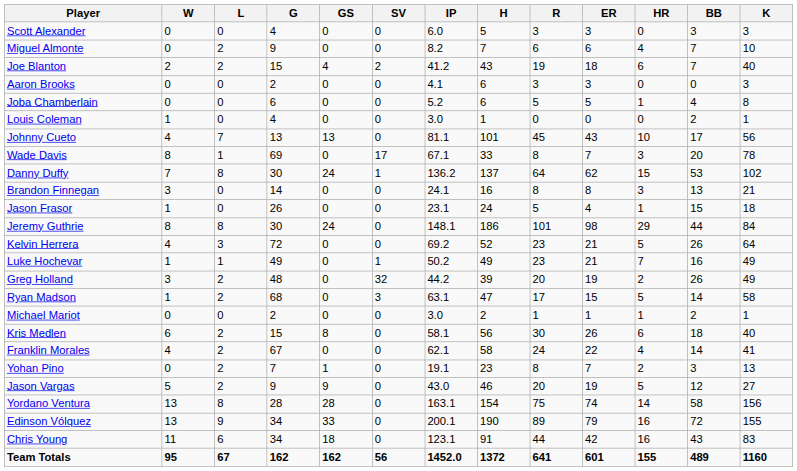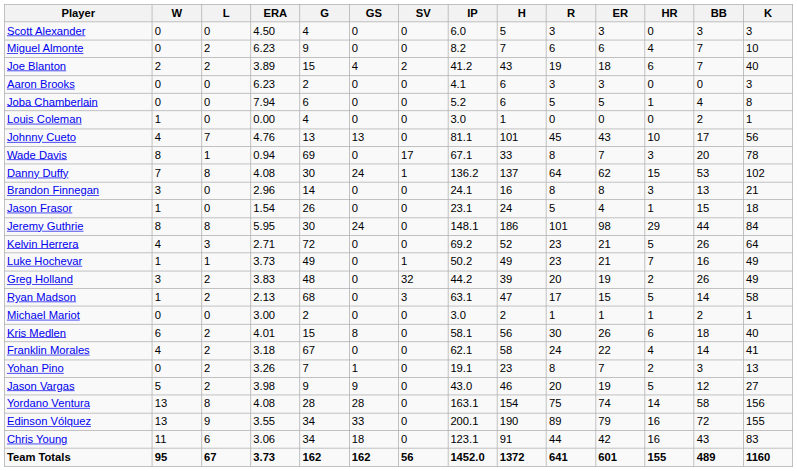+ column: (275, 13)
